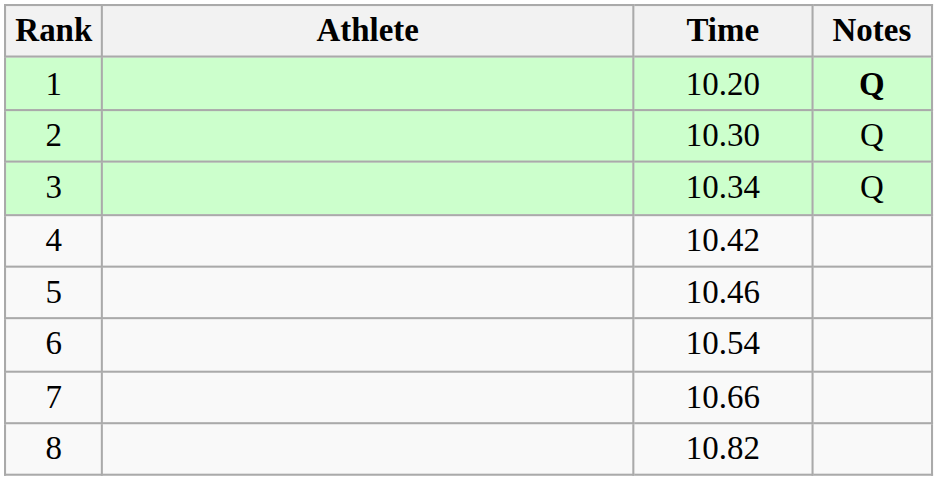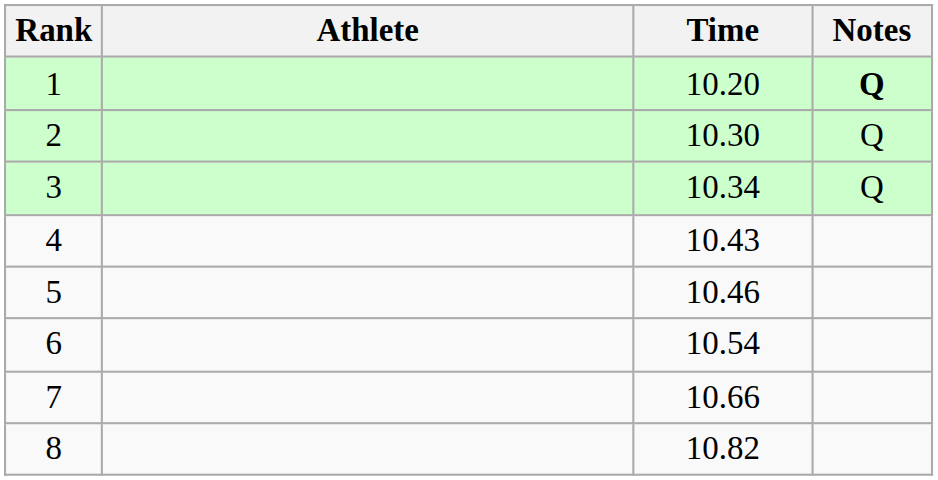(723, 239) 10.42 -> (723, 239) 10.43
